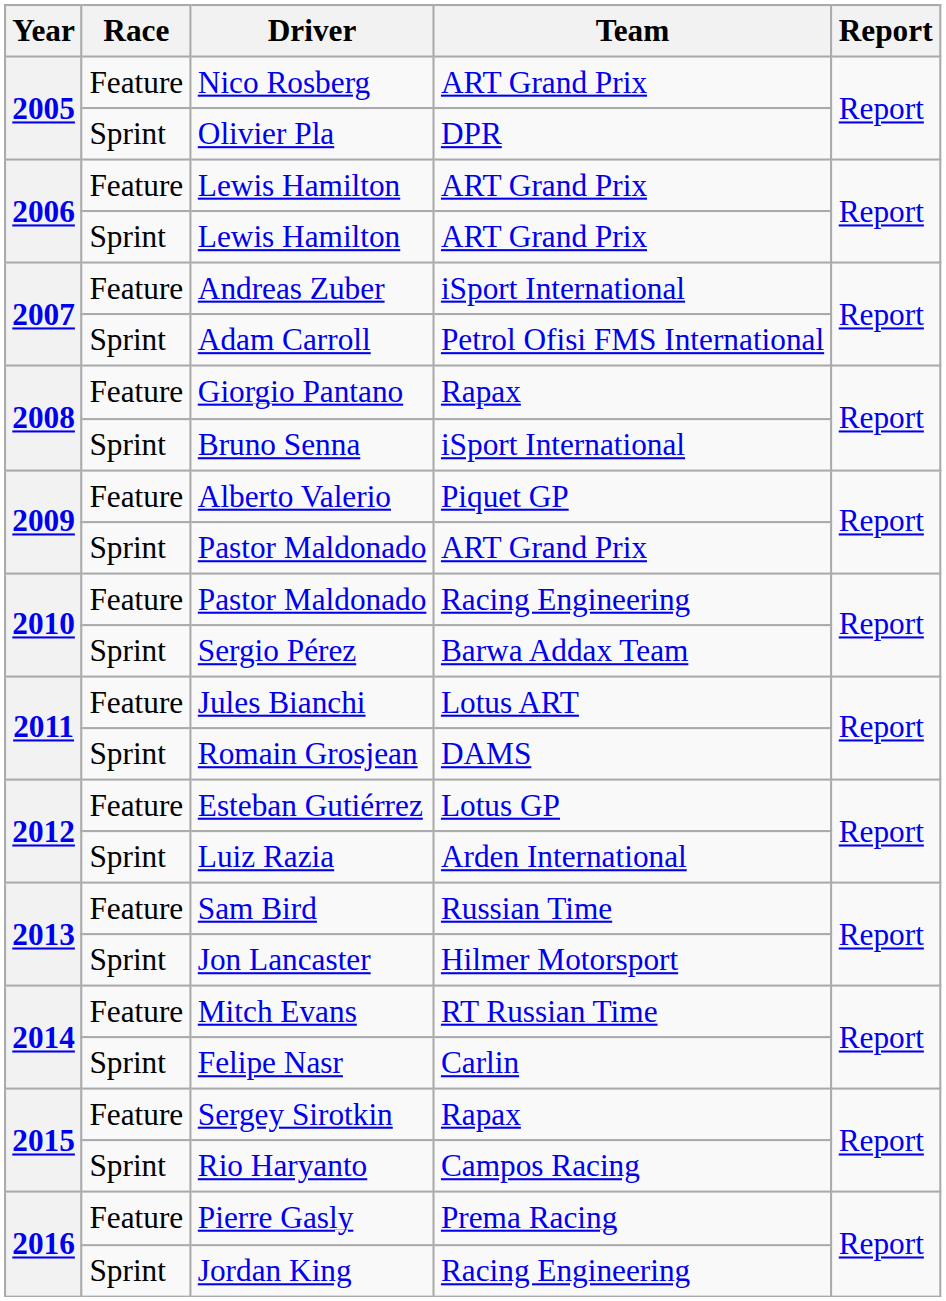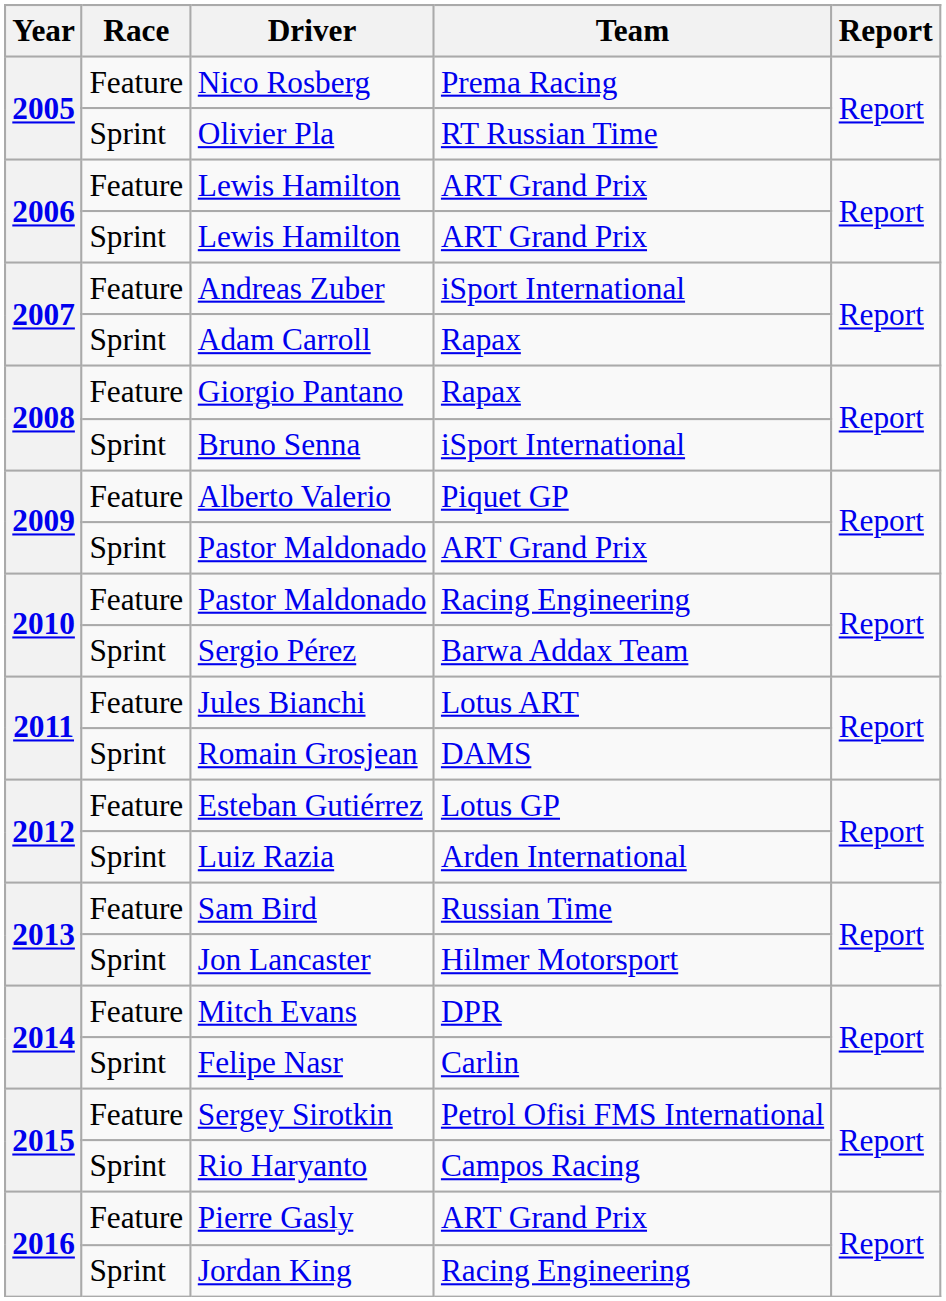(544, 82) ART Grand Prix -> (529, 82) Prema Racing
(471, 133) DPR -> (549, 133) RT Russian Time
(633, 340) Petrol Ofisi FMS International -> (481, 340) Rapax
(549, 1011) RT Russian Time -> (471, 1011) DPR
(481, 1114) Rapax -> (633, 1114) Petrol Ofisi FMS International
(529, 1217) Prema Racing -> (544, 1217) ART Grand Prix
